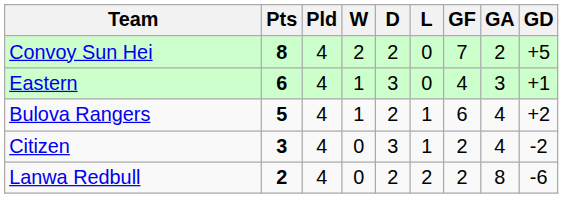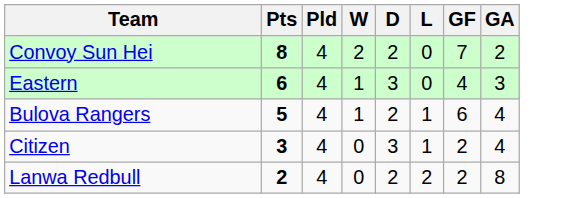- column: (539, 20)
